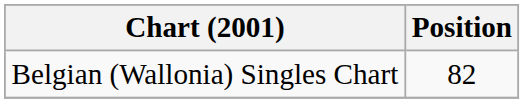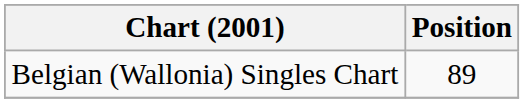(462, 73) 82 -> (462, 73) 89
